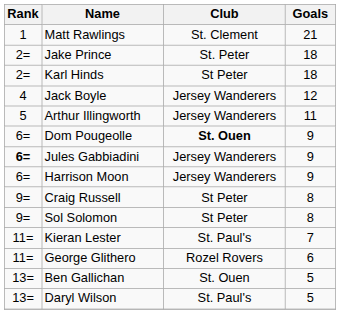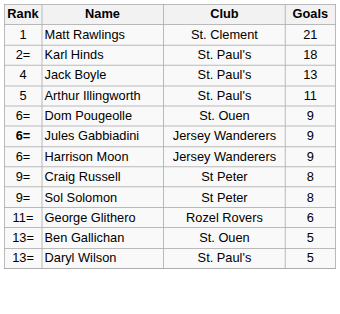- row: (78, 55)
(224, 75) St Peter -> (224, 55) St. Paul's
(224, 95) Jersey Wanderers -> (224, 75) St. Paul's
(310, 95) 12 -> (310, 75) 13
(224, 116) Jersey Wanderers -> (224, 95) St. Paul's
(224, 136) bold -> (224, 116) normal
- row: (83, 237)
